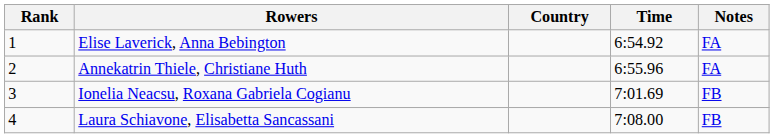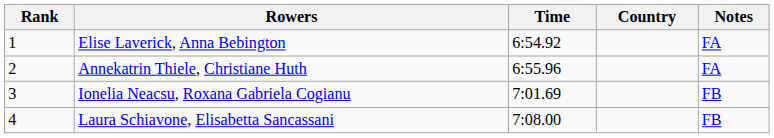columns swapped: (560, 17) <-> (654, 17)
